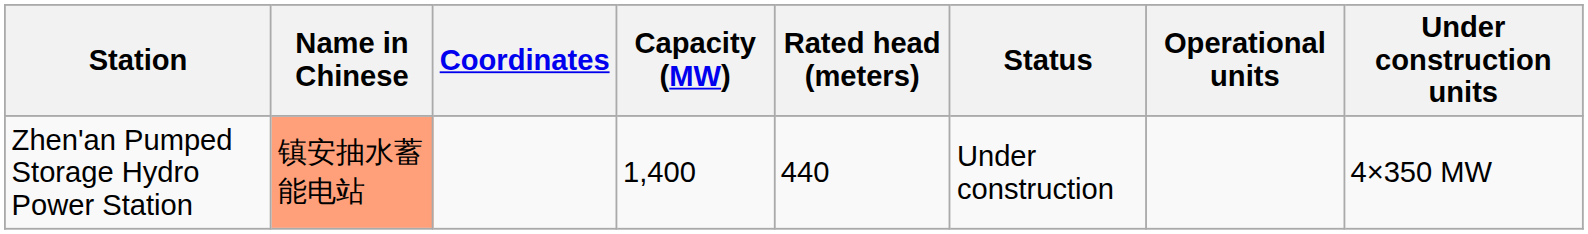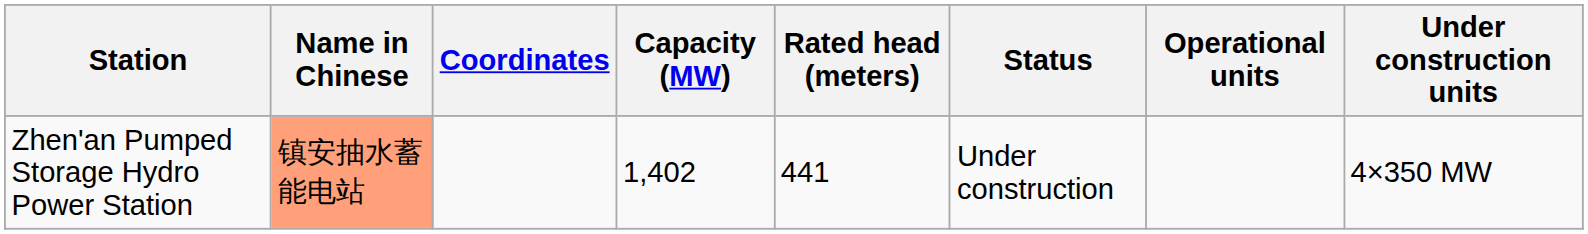(659, 172) 1,400 -> (659, 172) 1,402
(805, 172) 440 -> (805, 172) 441
